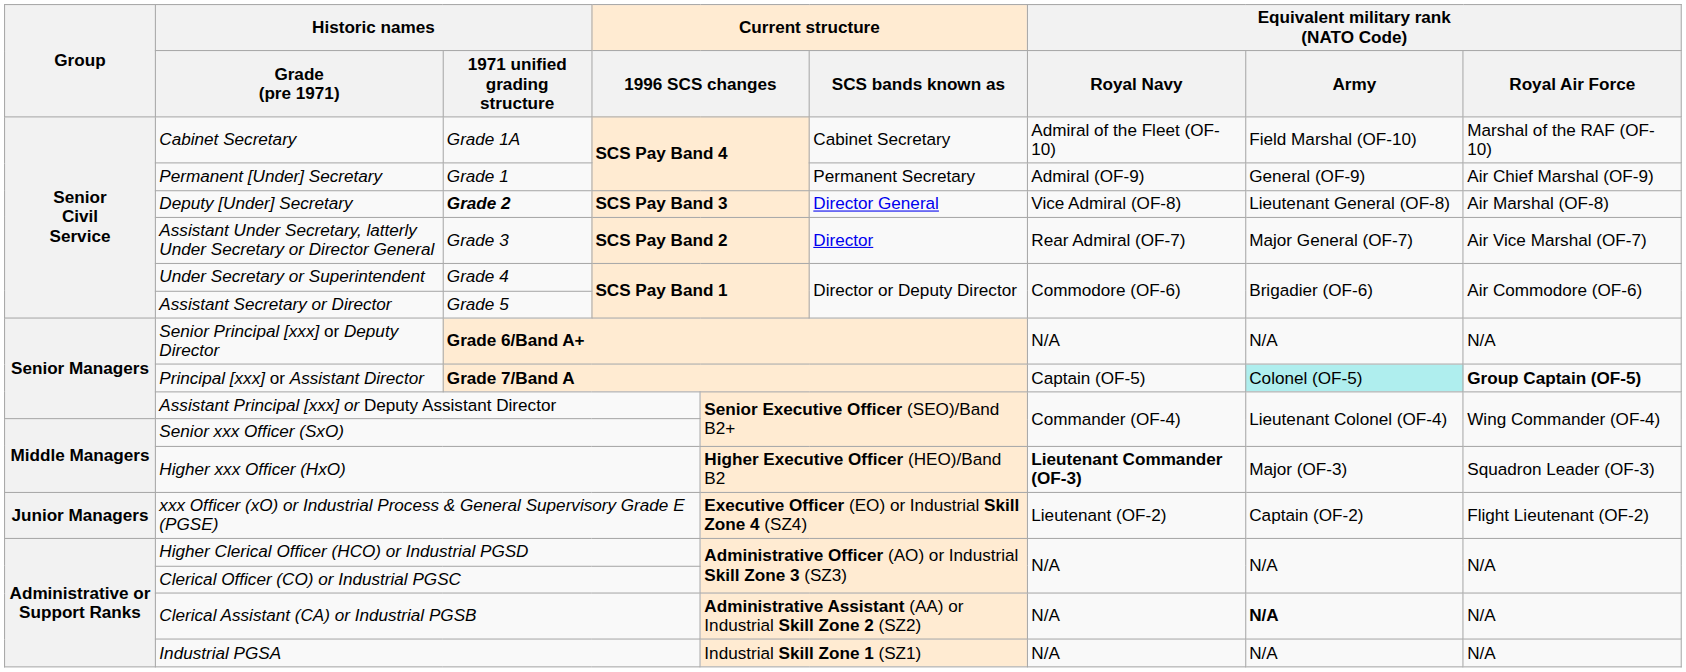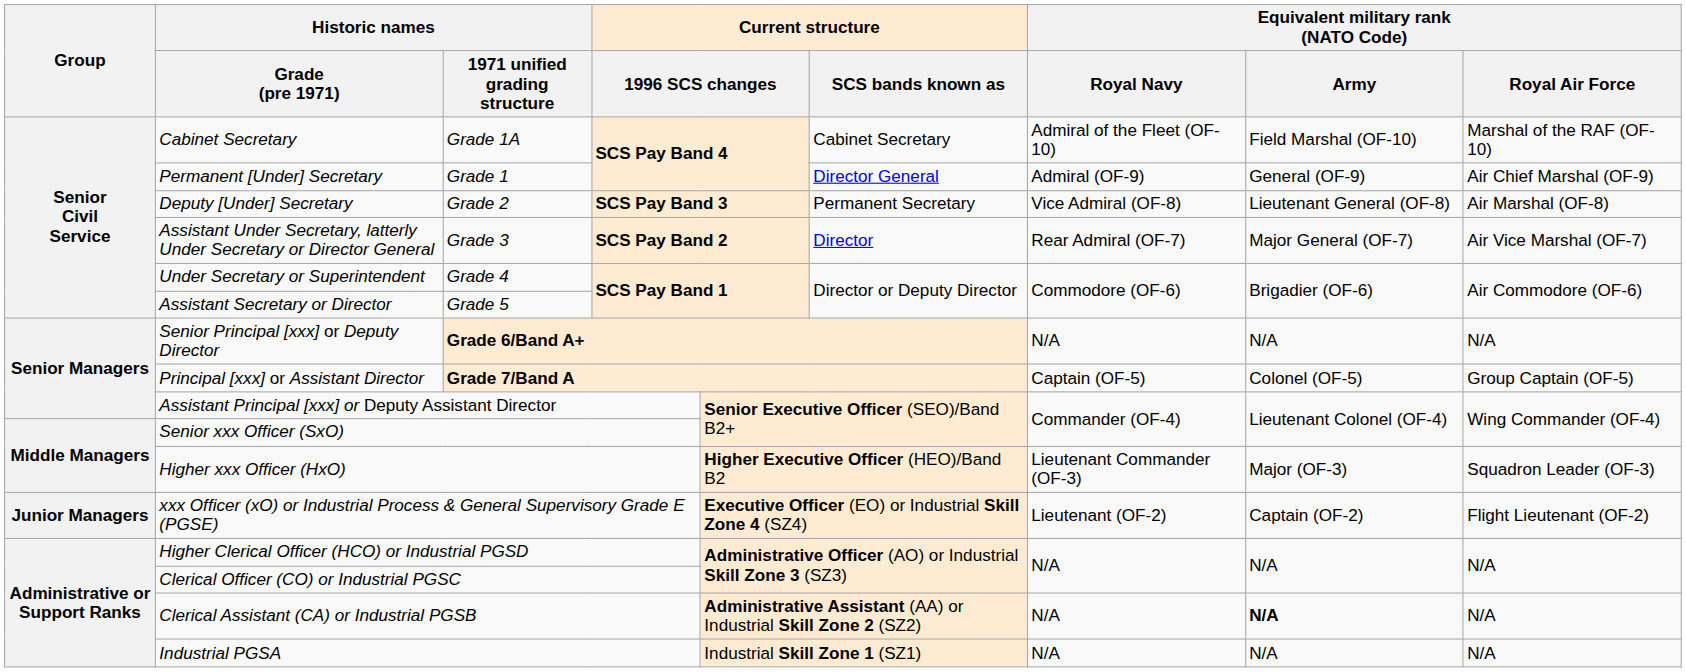(894, 176) Permanent Secretary -> (876, 176) Director General
(479, 203) bold -> (478, 203) normal
(876, 203) Director General -> (894, 203) Permanent Secretary
(1306, 377) paleturquoise background -> (1306, 377) no background
(1554, 377) bold -> (1550, 377) normal
(1127, 469) bold -> (1121, 469) normal
